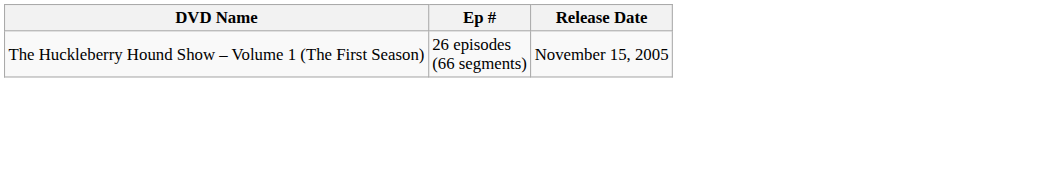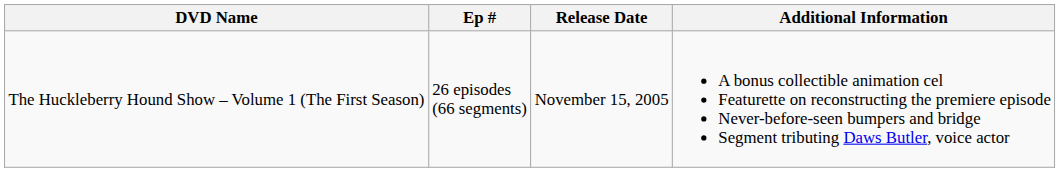+ column: (864, 17)
